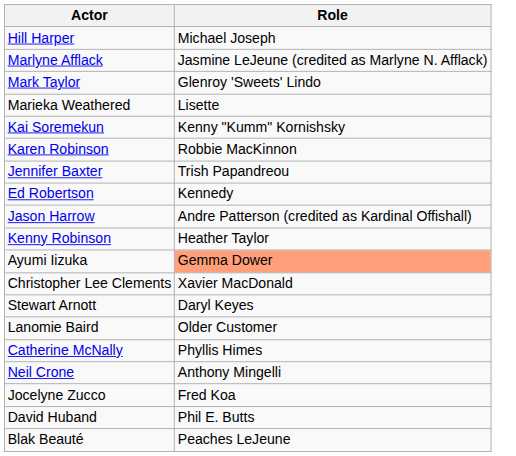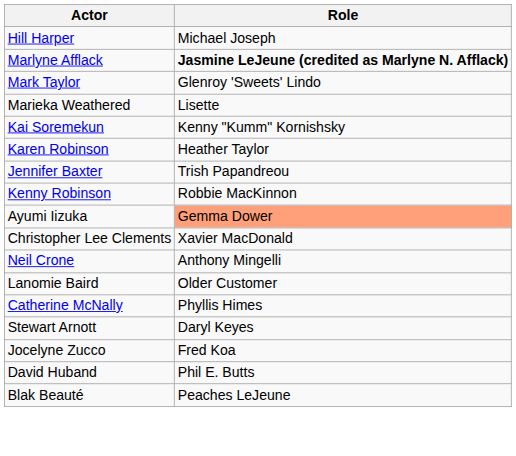(333, 60) normal -> (343, 60) bold
(237, 149) Robbie MacKinnon -> (223, 149) Heather Taylor
- row: (51, 194)
- row: (51, 216)
(223, 238) Heather Taylor -> (237, 194) Robbie MacKinnon
rows swapped: (41, 372) <-> (52, 305)
